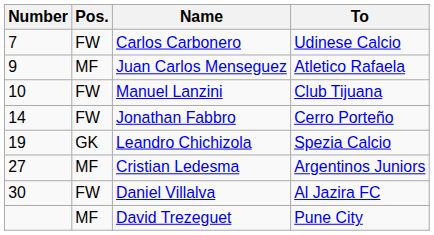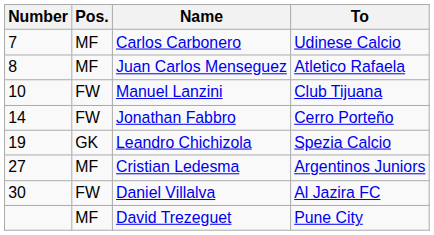(88, 42) FW -> (87, 42) MF
(13, 67) 9 -> (13, 67) 8
